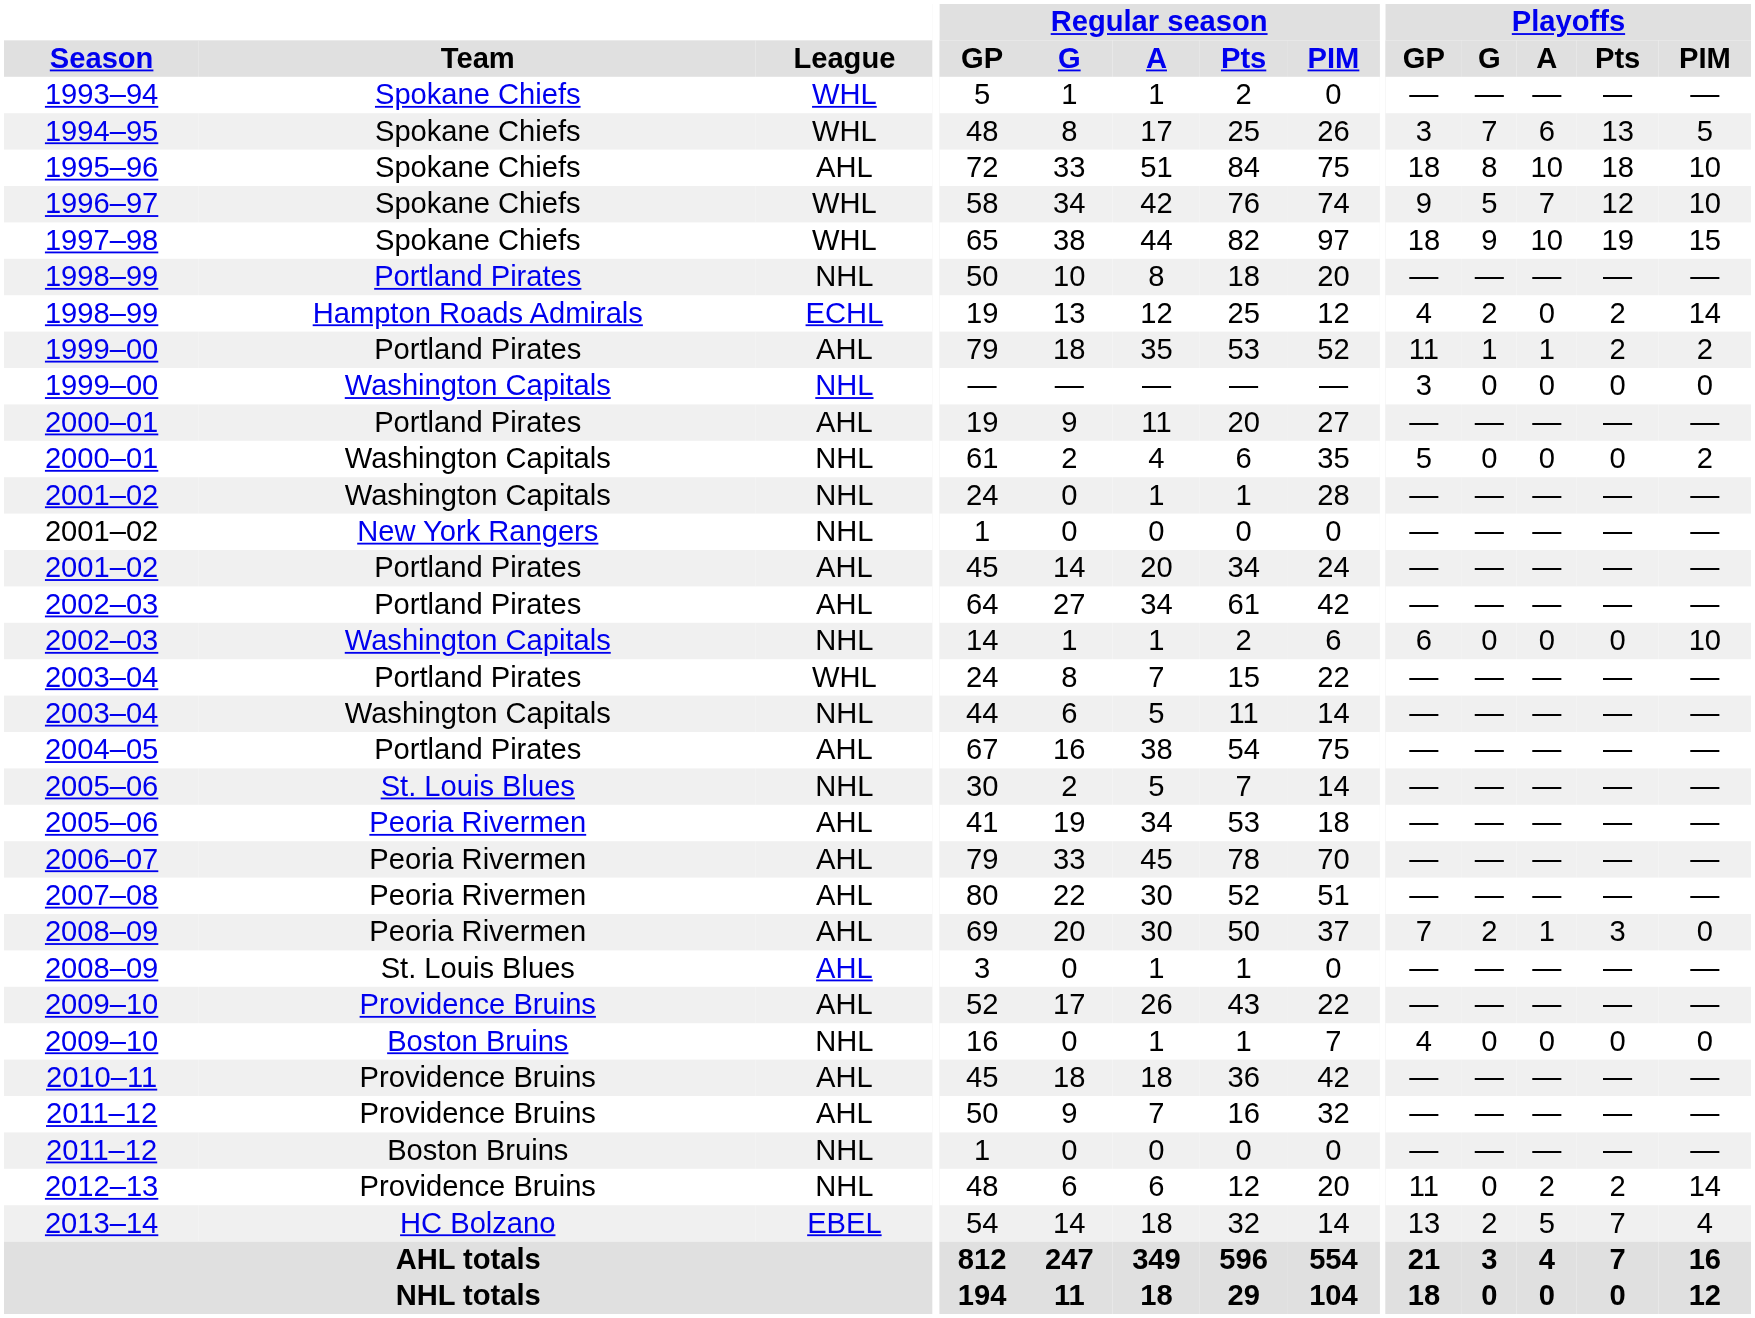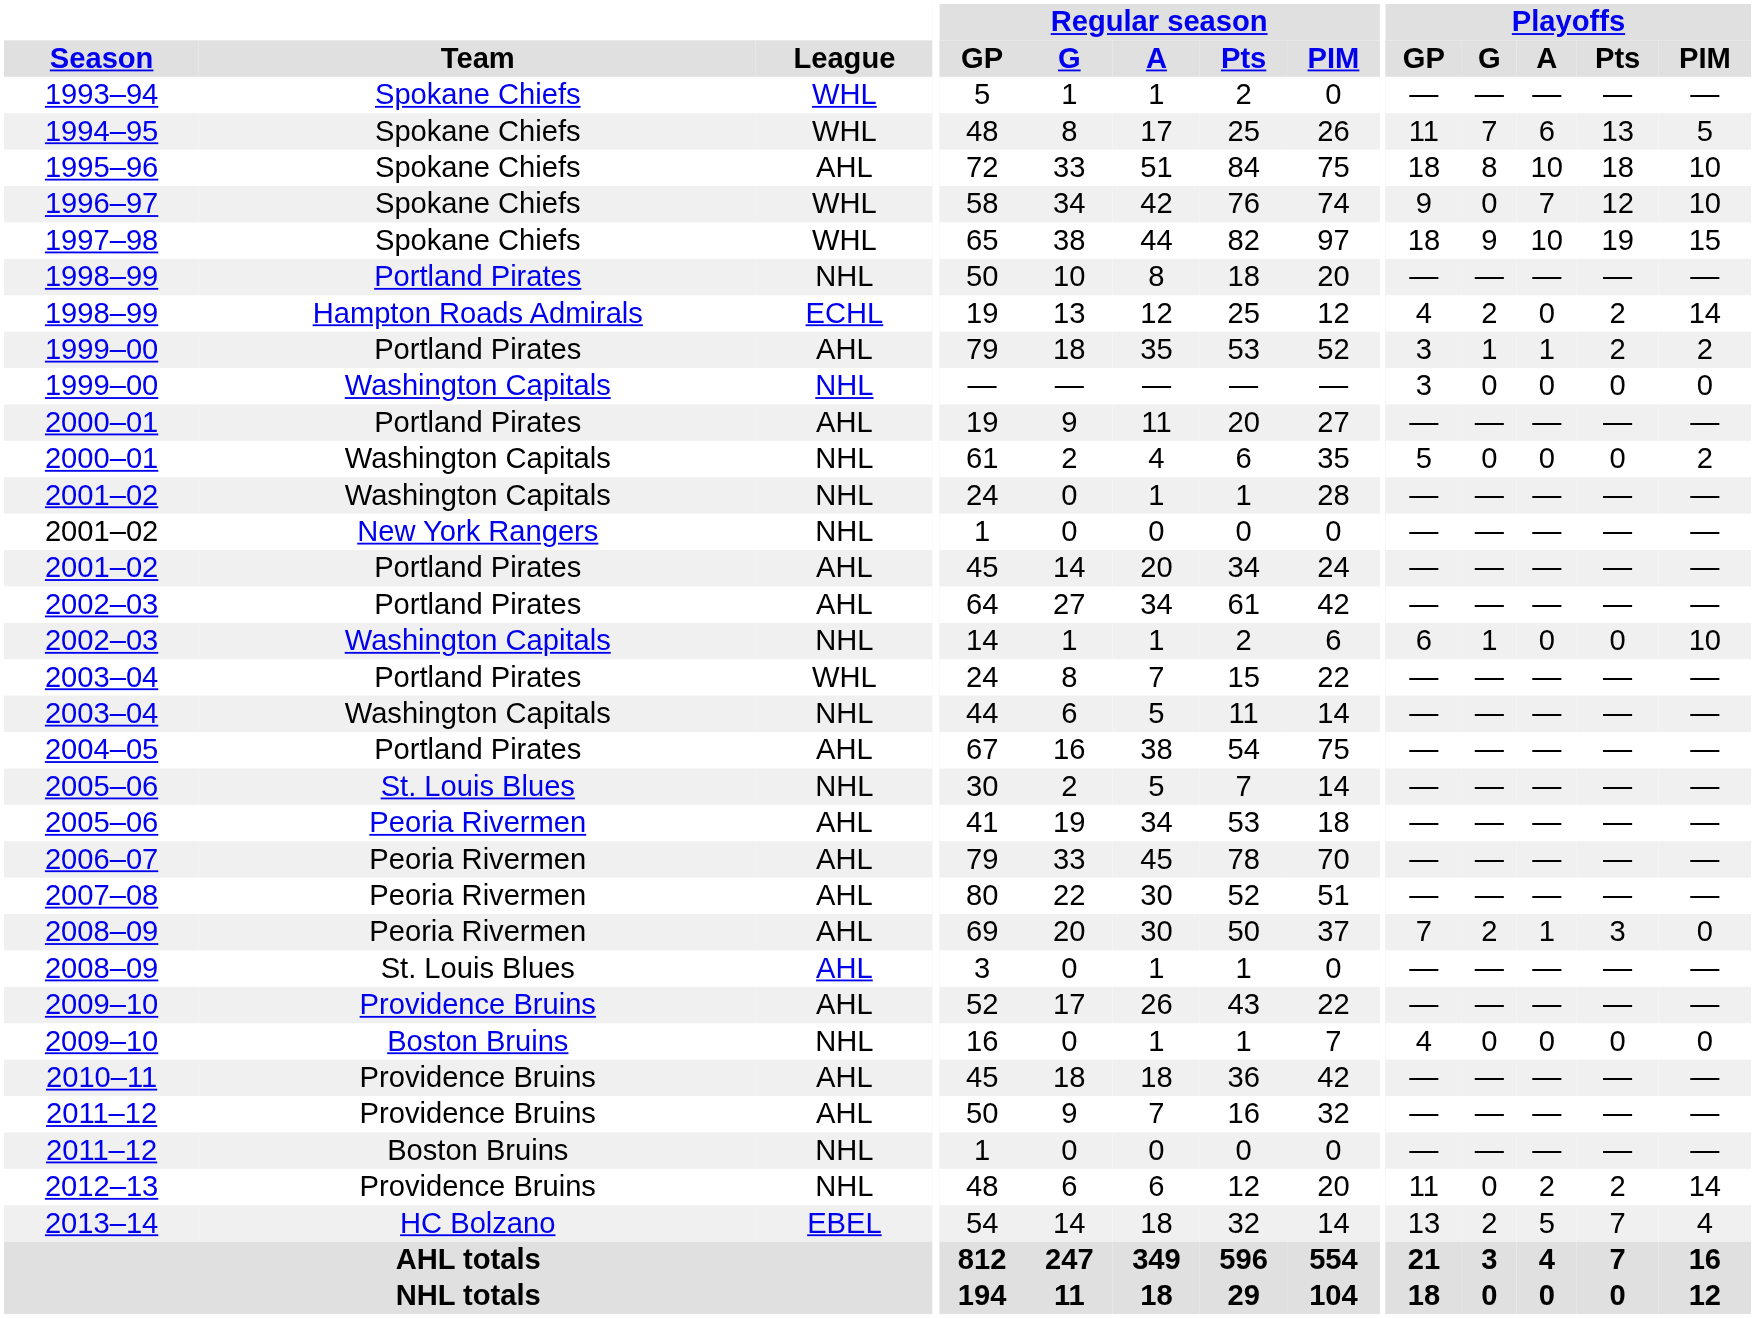(1424, 130) 3 -> (1424, 130) 11
(1489, 203) 5 -> (1489, 203) 0
(1424, 349) 11 -> (1424, 349) 3
(1489, 640) 0 -> (1489, 640) 1
